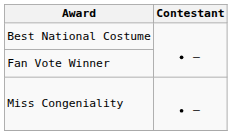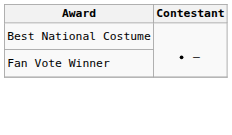- row: (65, 104)
